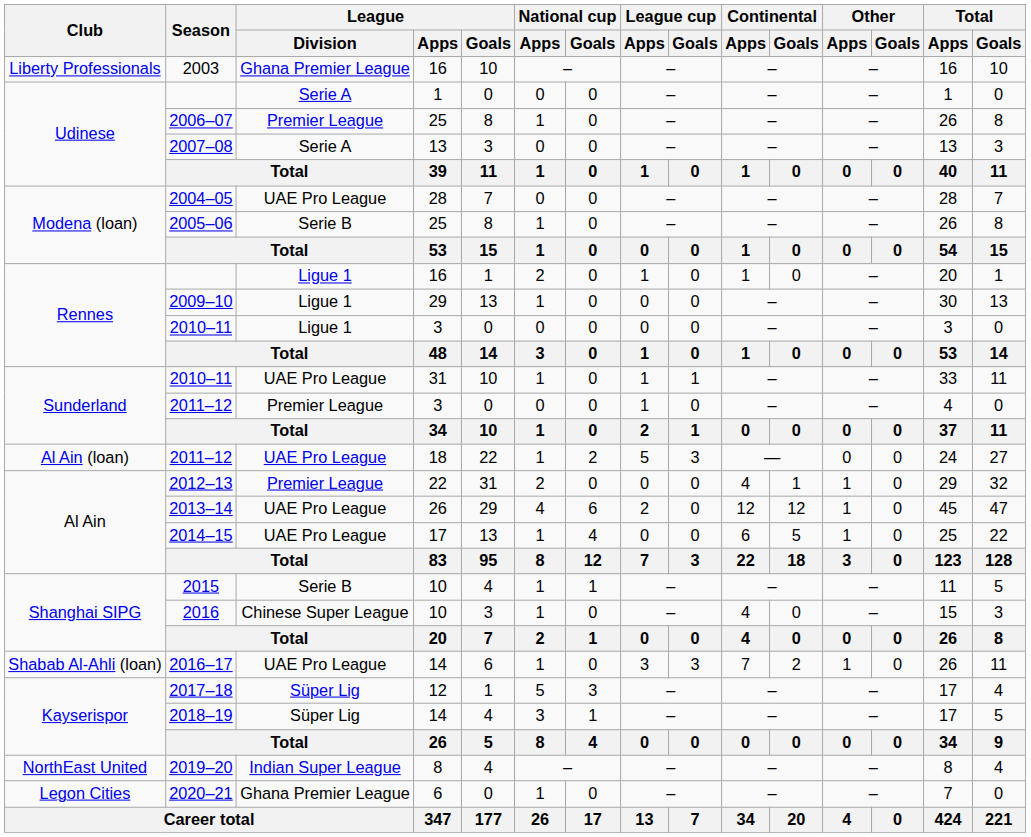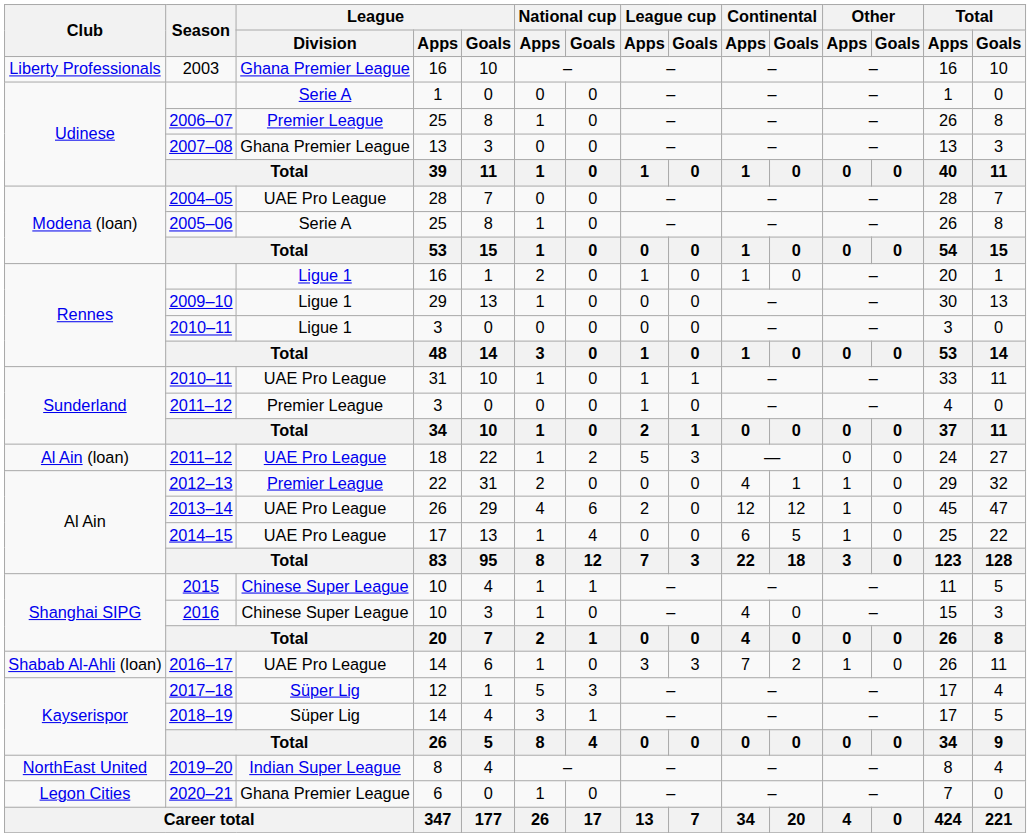(325, 146) Serie A -> (325, 146) Ghana Premier League
(325, 224) Serie B -> (325, 224) Serie A
(325, 586) Serie B -> (325, 586) Chinese Super League
